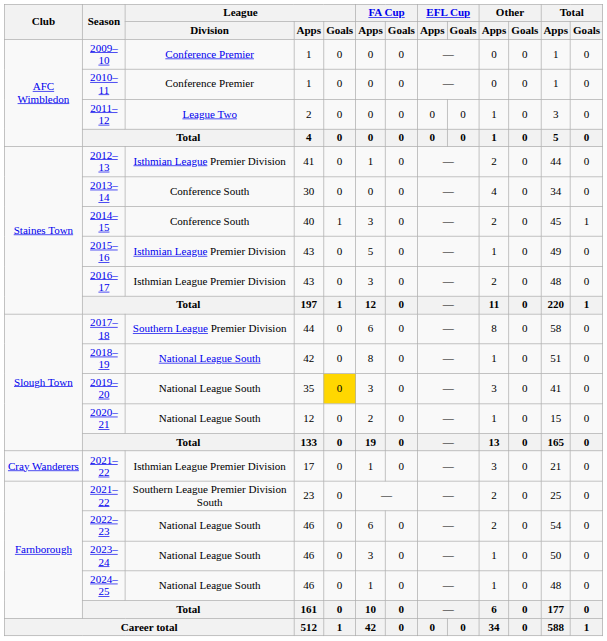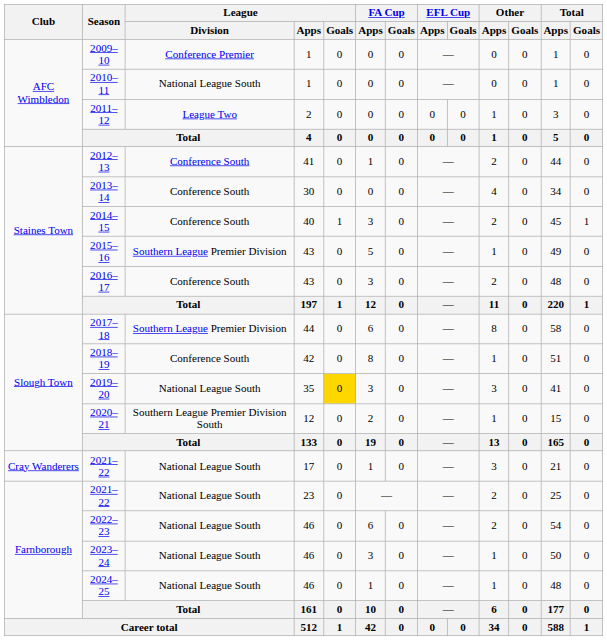(210, 84) Conference Premier -> (210, 84) National League South
(210, 161) Isthmian League Premier Division -> (210, 161) Conference South
(210, 251) Isthmian League Premier Division -> (210, 251) Southern League Premier Division
(210, 281) Isthmian League Premier Division -> (210, 281) Conference South
(210, 358) National League South -> (210, 358) Conference South
(210, 418) National League South -> (210, 418) Southern League Premier Division South
(210, 466) Isthmian League Premier Division -> (210, 466) National League South
(210, 496) Southern League Premier Division South -> (210, 496) National League South
